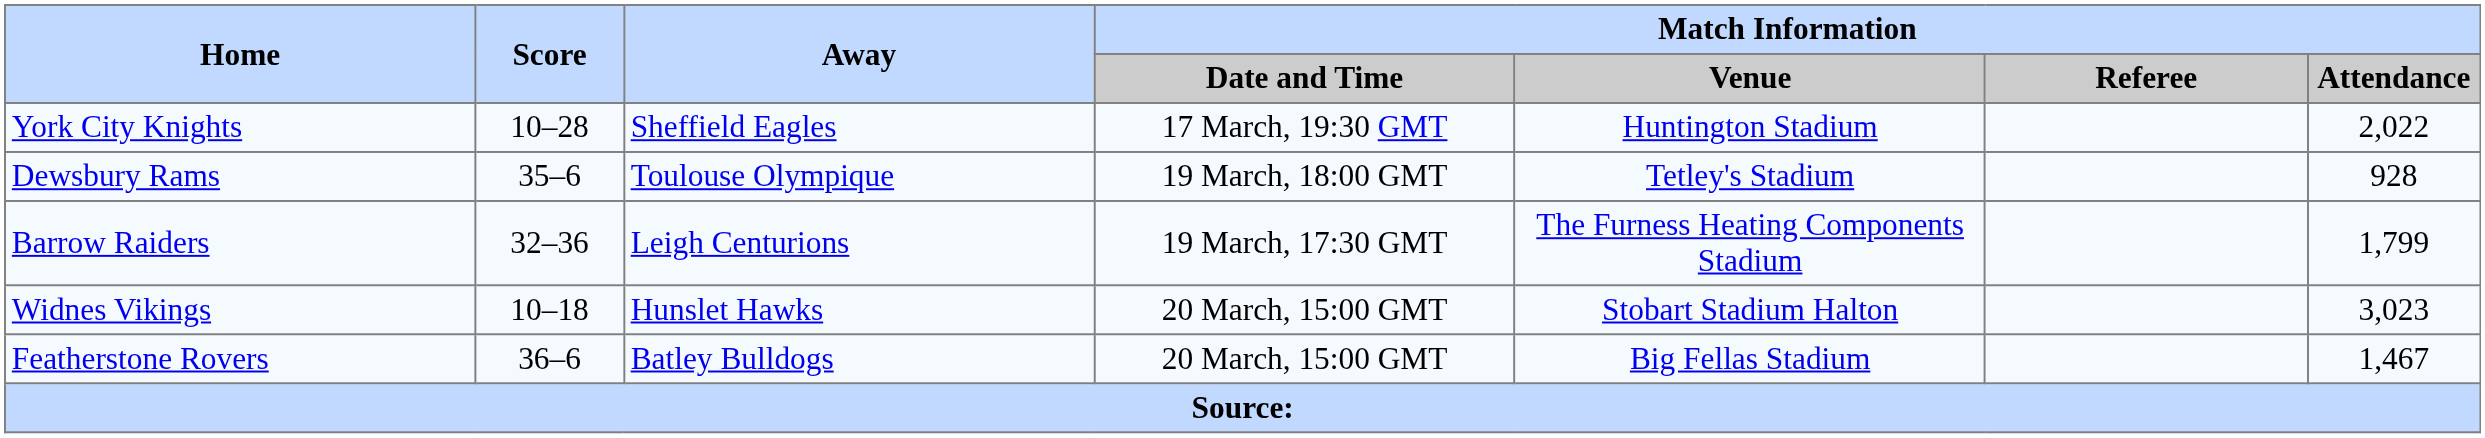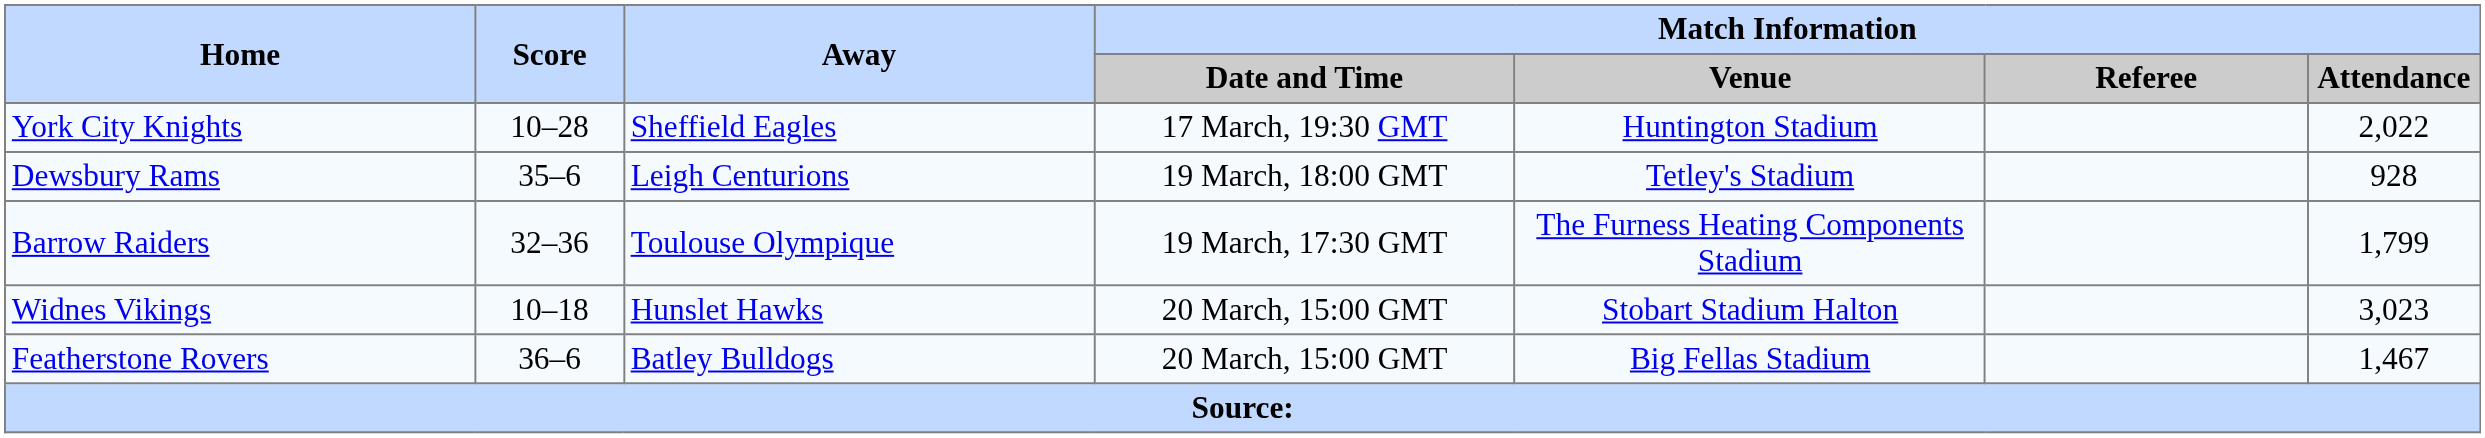(762, 176) Toulouse Olympique -> (740, 176) Leigh Centurions
(740, 242) Leigh Centurions -> (762, 242) Toulouse Olympique
